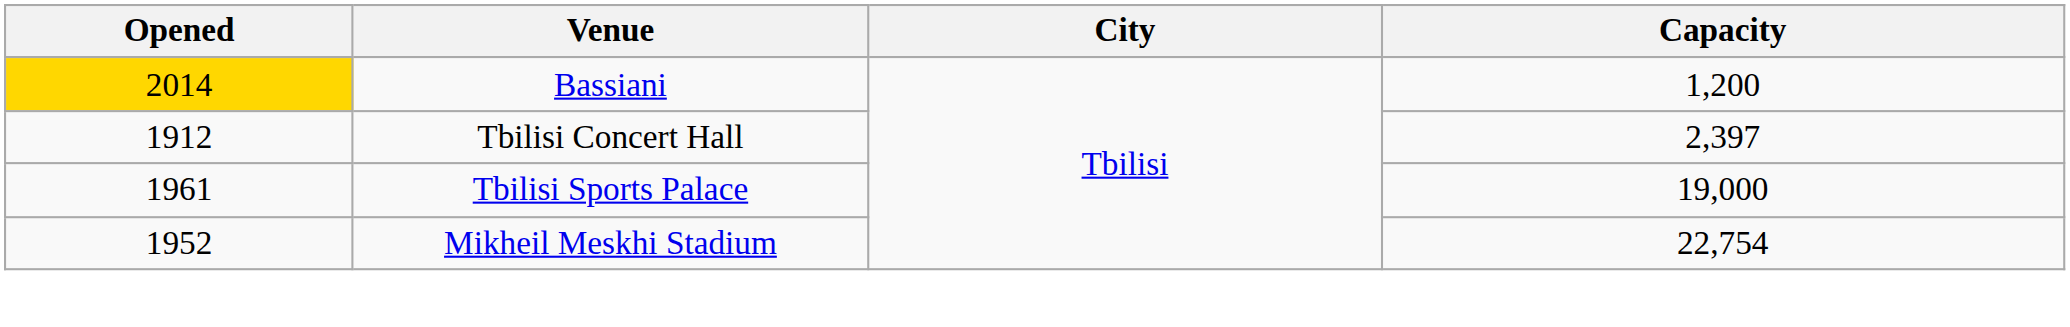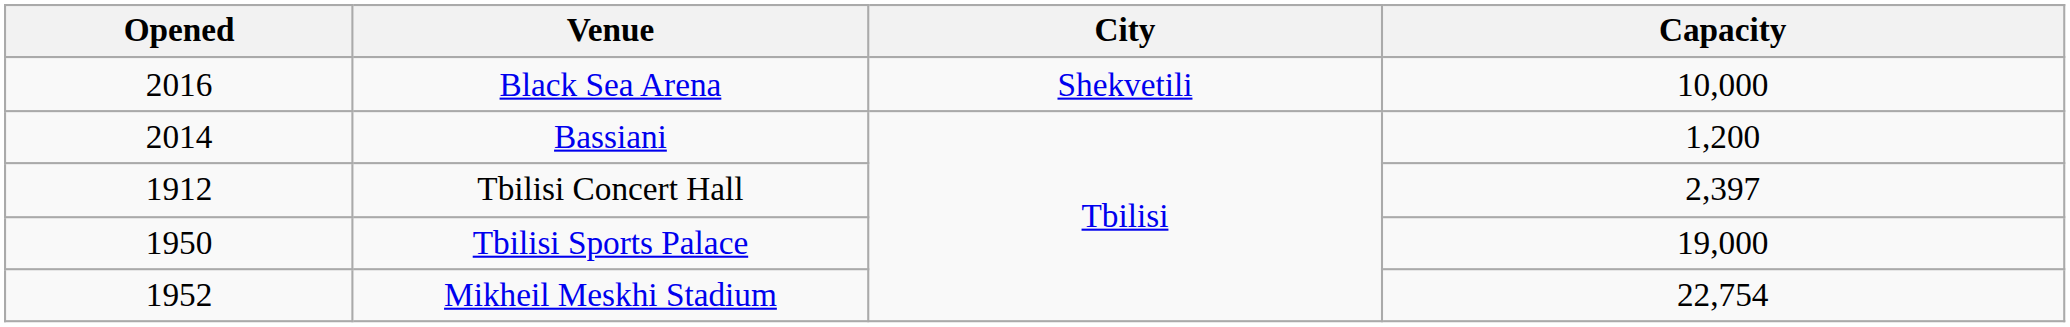+ row: (610, 83)
(179, 83) gold background -> (179, 136) no background
(179, 189) 1961 -> (179, 242) 1950
